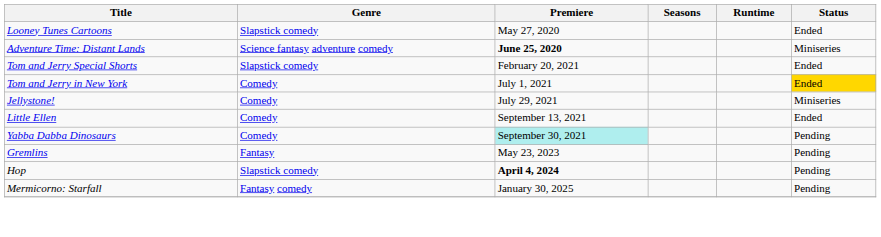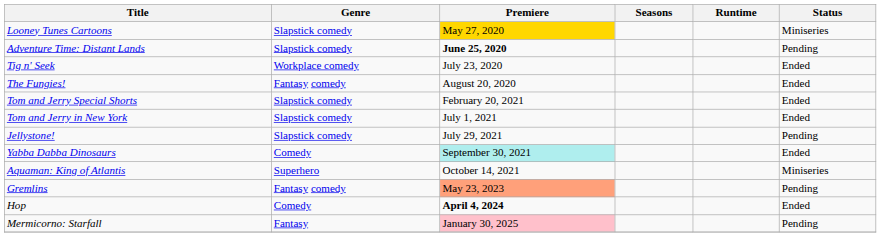(528, 30) no background -> (473, 30) gold background
(808, 30) Ended -> (805, 30) Miniseries
(316, 48) Science fantasy adventure comedy -> (313, 48) Slapstick comedy
(817, 48) Miniseries -> (800, 48) Pending
+ row: (31, 65)
+ row: (36, 83)
(259, 83) Comedy -> (313, 118) Slapstick comedy
(808, 83) gold background -> (796, 118) no background
(259, 100) Comedy -> (313, 135) Slapstick comedy
(817, 100) Miniseries -> (800, 135) Pending
- row: (32, 118)
(812, 135) Pending -> (796, 153) Ended
+ row: (66, 170)
(257, 153) Fantasy -> (310, 188) Fantasy comedy
(528, 153) no background -> (473, 188) lightsalmon background
(279, 170) Slapstick comedy -> (293, 205) Comedy
(812, 170) Pending -> (796, 205) Ended
(276, 188) Fantasy comedy -> (291, 223) Fantasy
(536, 188) no background -> (480, 223) pink background
